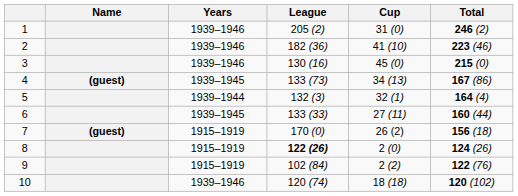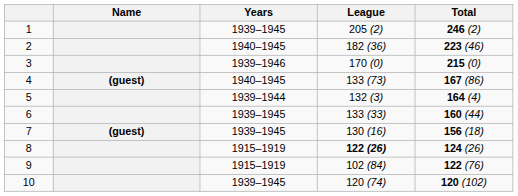- column: (390, 13)
(218, 30) 1939–1946 -> (259, 30) 1939–1945
(218, 47) 1939–1946 -> (259, 47) 1940–1945
(308, 64) 130 (16) -> (366, 64) 170 (0)
(218, 81) 1939–1945 -> (259, 81) 1940–1945
(218, 132) 1915–1919 -> (259, 132) 1939–1945
(308, 132) 170 (0) -> (366, 132) 130 (16)
(218, 183) 1939–1946 -> (259, 183) 1939–1945
